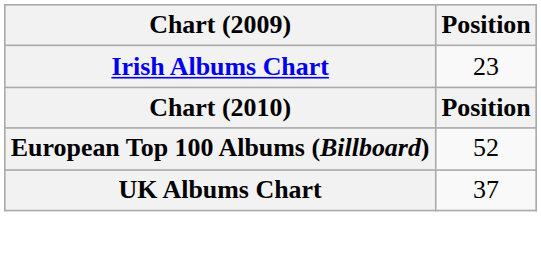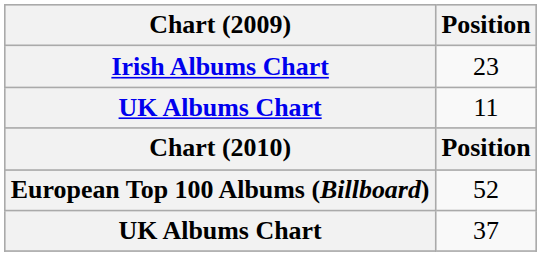+ row: (486, 107)
